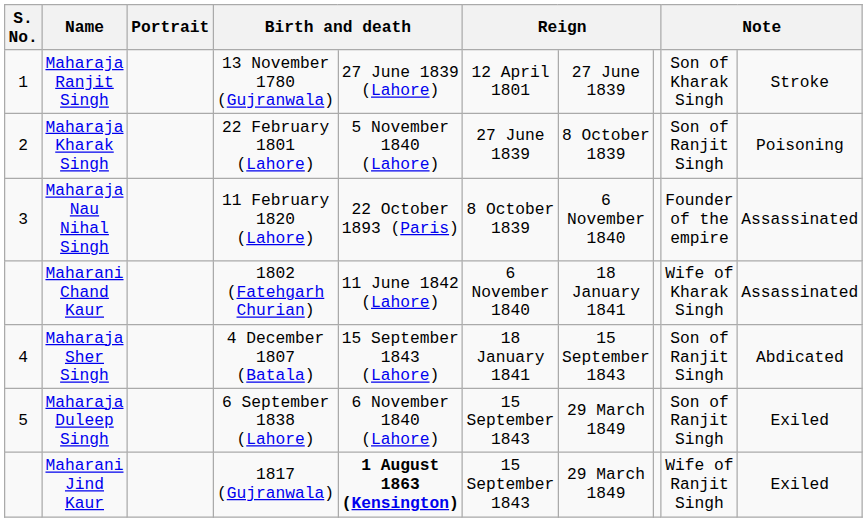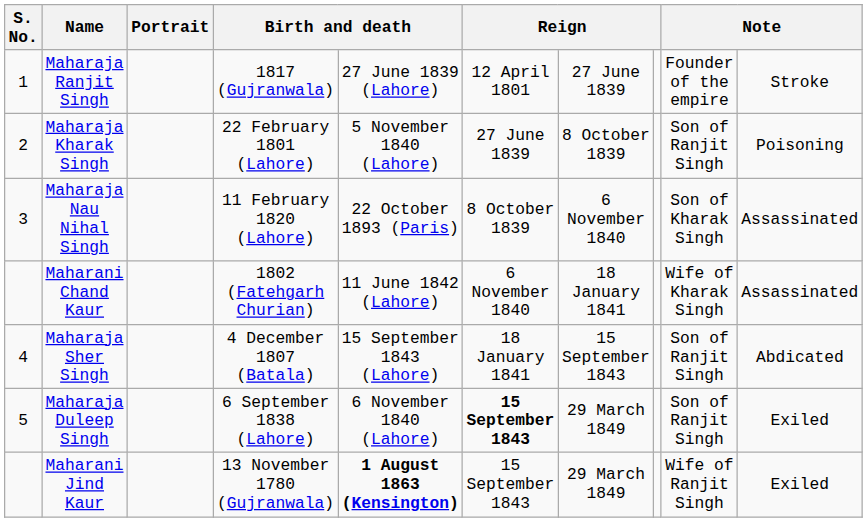(276, 82) 13 November 1780 (Gujranwala) -> (276, 82) 1817 (Gujranwala)
(699, 82) Son of Kharak Singh -> (699, 82) Founder of the empire
(699, 219) Founder of the empire -> (699, 219) Son of Kharak Singh
(510, 421) normal -> (510, 421) bold
(276, 485) 1817 (Gujranwala) -> (276, 485) 13 November 1780 (Gujranwala)
